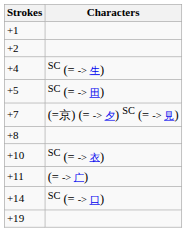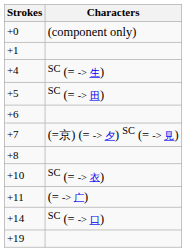+ row: (13, 32)
- row: (13, 48)
+ row: (13, 114)
